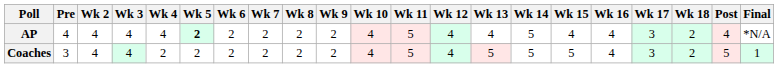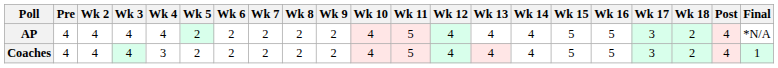(197, 33) bold -> (197, 33) normal
(531, 33) 5 -> (531, 33) 4
(571, 33) 4 -> (571, 33) 5
(612, 33) 4 -> (612, 33) 5
(66, 53) 3 -> (66, 53) 4
(163, 53) 2 -> (163, 53) 3
(491, 53) 5 -> (491, 53) 4
(531, 53) 5 -> (531, 53) 4
(612, 53) 4 -> (612, 53) 5
(726, 53) 5 -> (726, 53) 4
